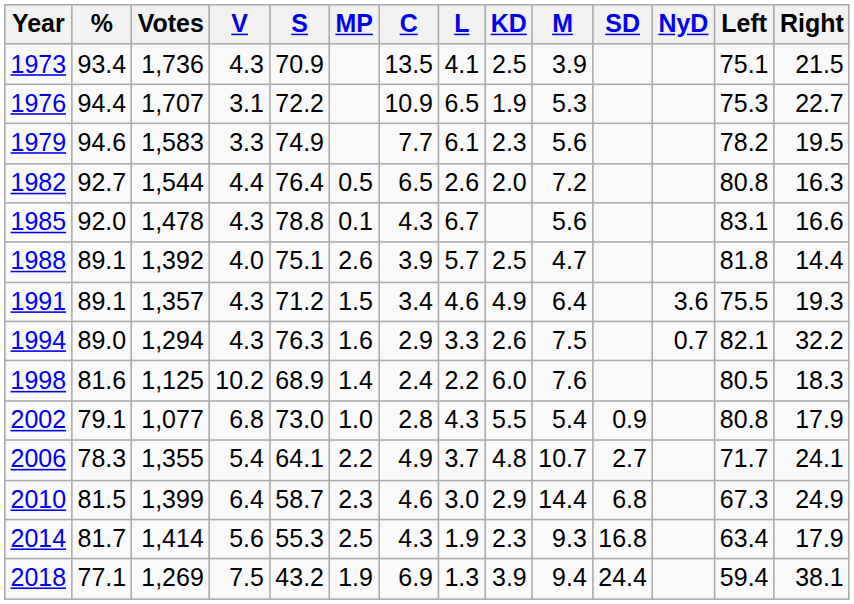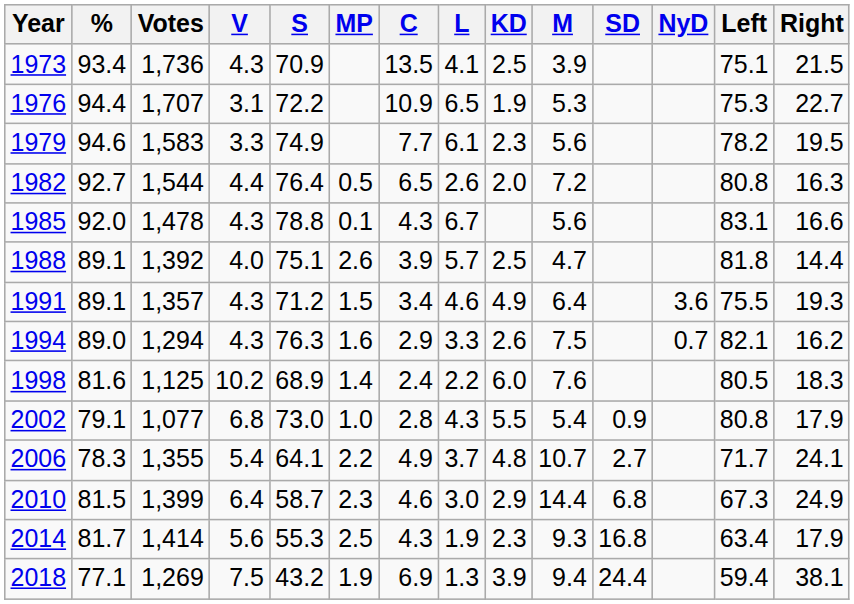(819, 340) 32.2 -> (819, 340) 16.2
